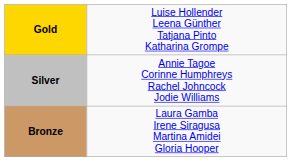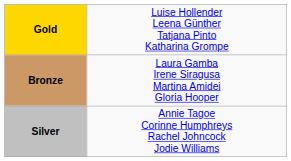rows swapped: (45, 80) <-> (46, 131)
